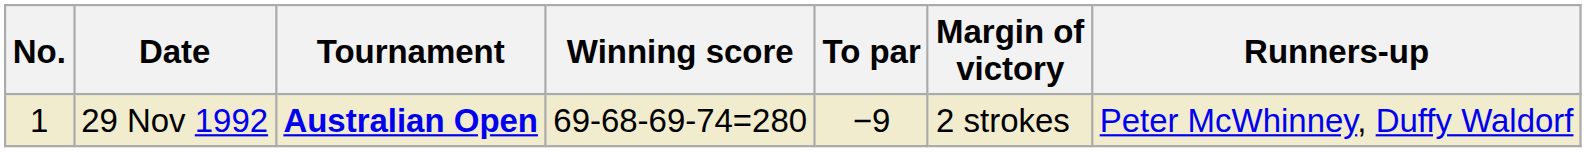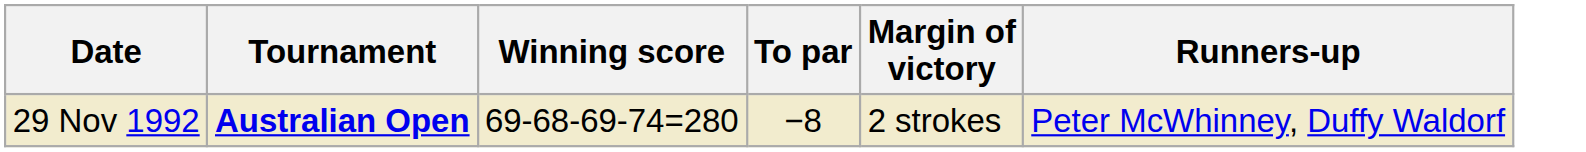- column: (39, 50)
(872, 120) −9 -> (803, 120) −8
